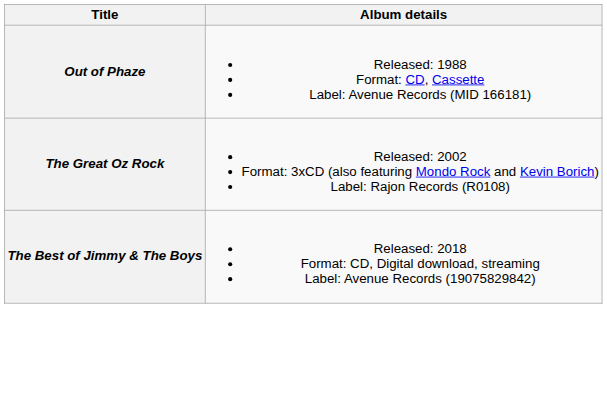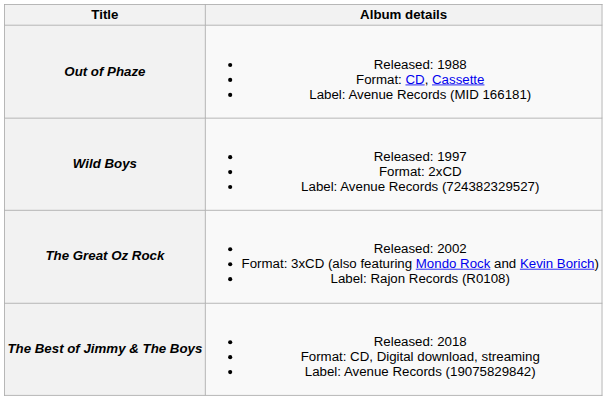+ row: (105, 164)
